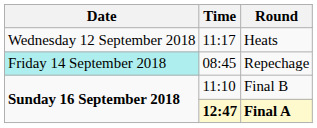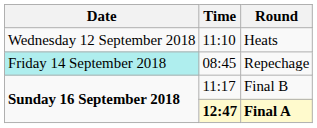(219, 39) 11:17 -> (219, 39) 11:10
(219, 87) 11:10 -> (219, 87) 11:17
